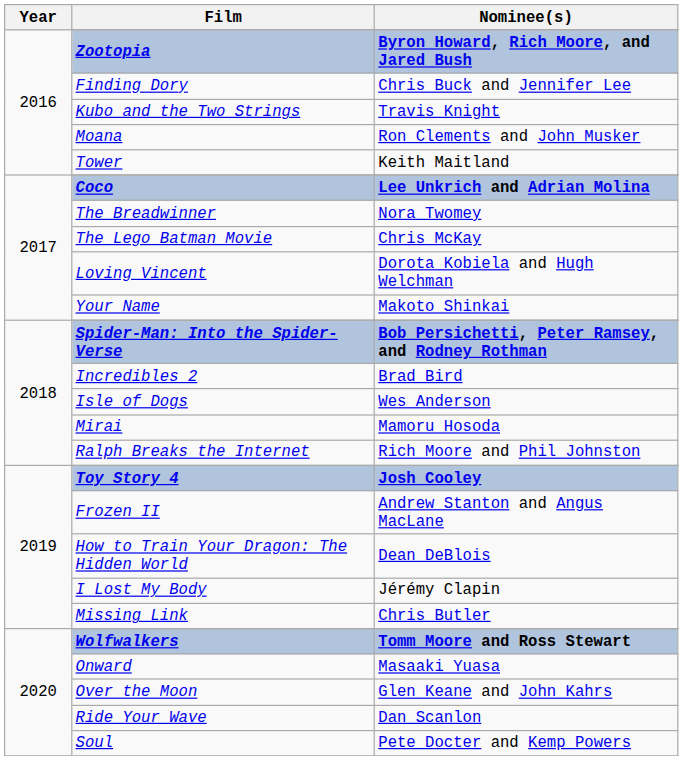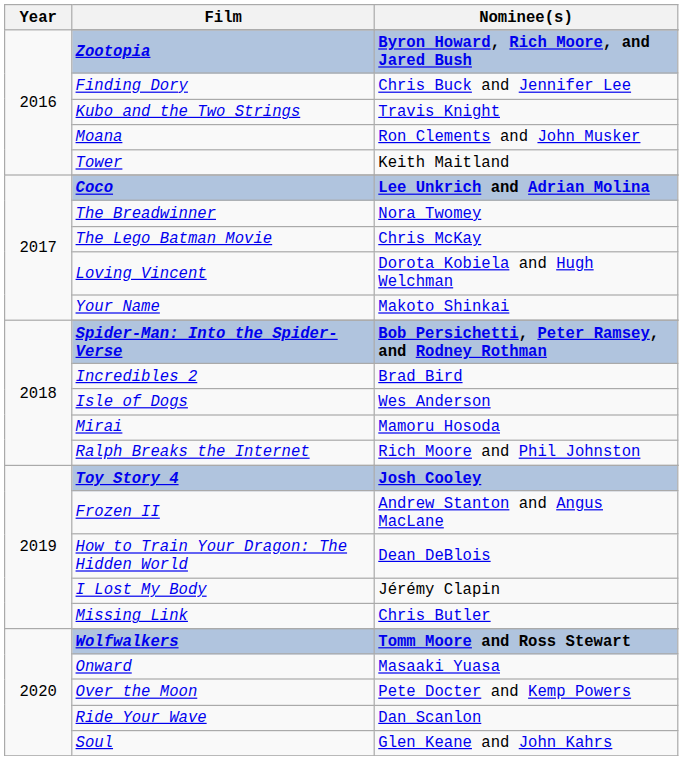(495, 692) Glen Keane and John Kahrs -> (505, 692) Pete Docter and Kemp Powers
(505, 743) Pete Docter and Kemp Powers -> (495, 743) Glen Keane and John Kahrs
